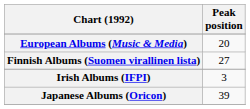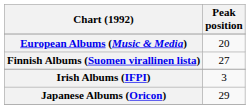(224, 95) 39 -> (224, 95) 29
